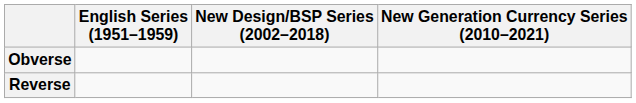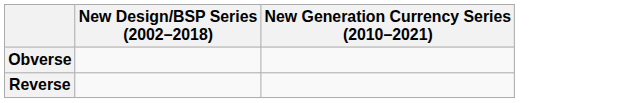- column: (133, 25)
